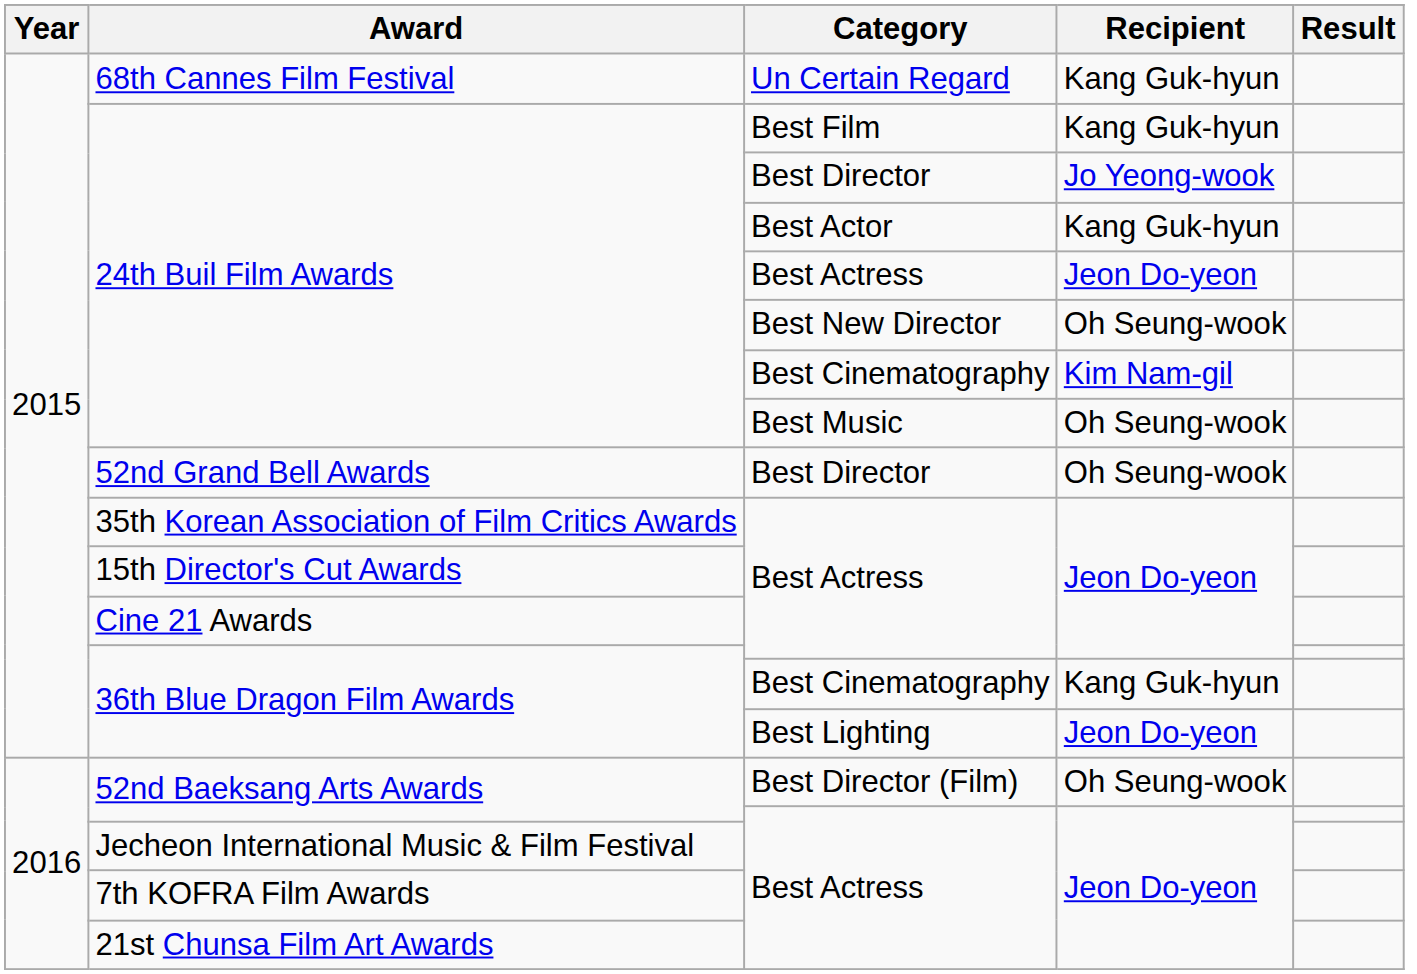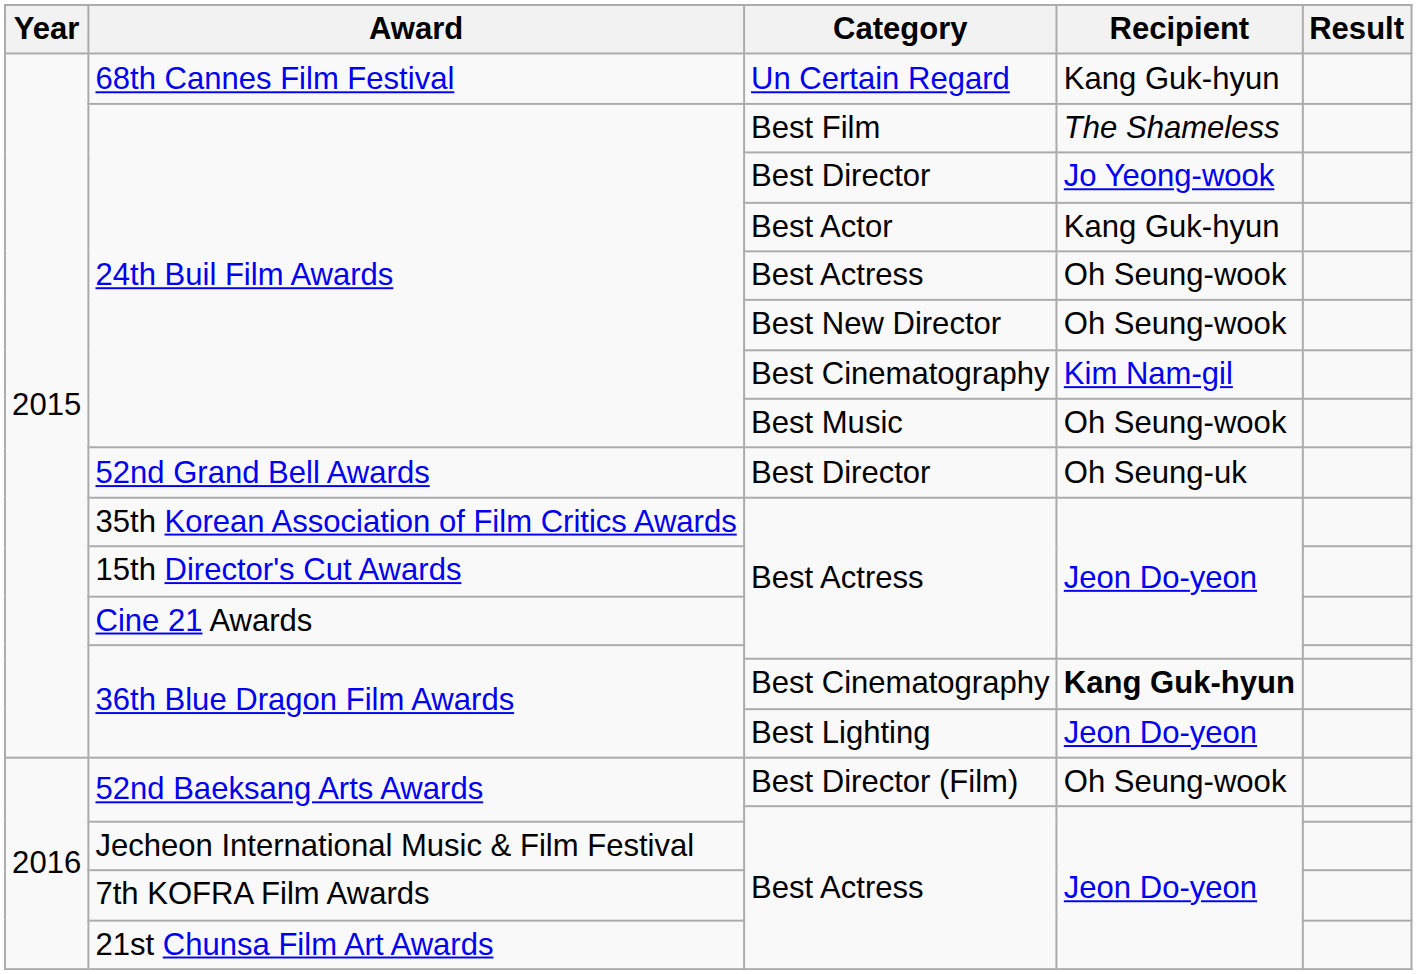(1172, 127) Kang Guk-hyun -> (1172, 127) The Shameless
(1160, 275) Jeon Do-yeon -> (1175, 275) Oh Seung-wook
(1175, 472) Oh Seung-wook -> (1155, 472) Oh Seung-uk
(1172, 683) normal -> (1179, 683) bold
